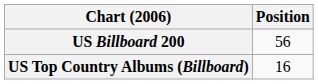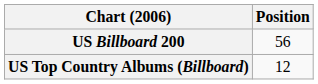(283, 66) 16 -> (283, 66) 12
